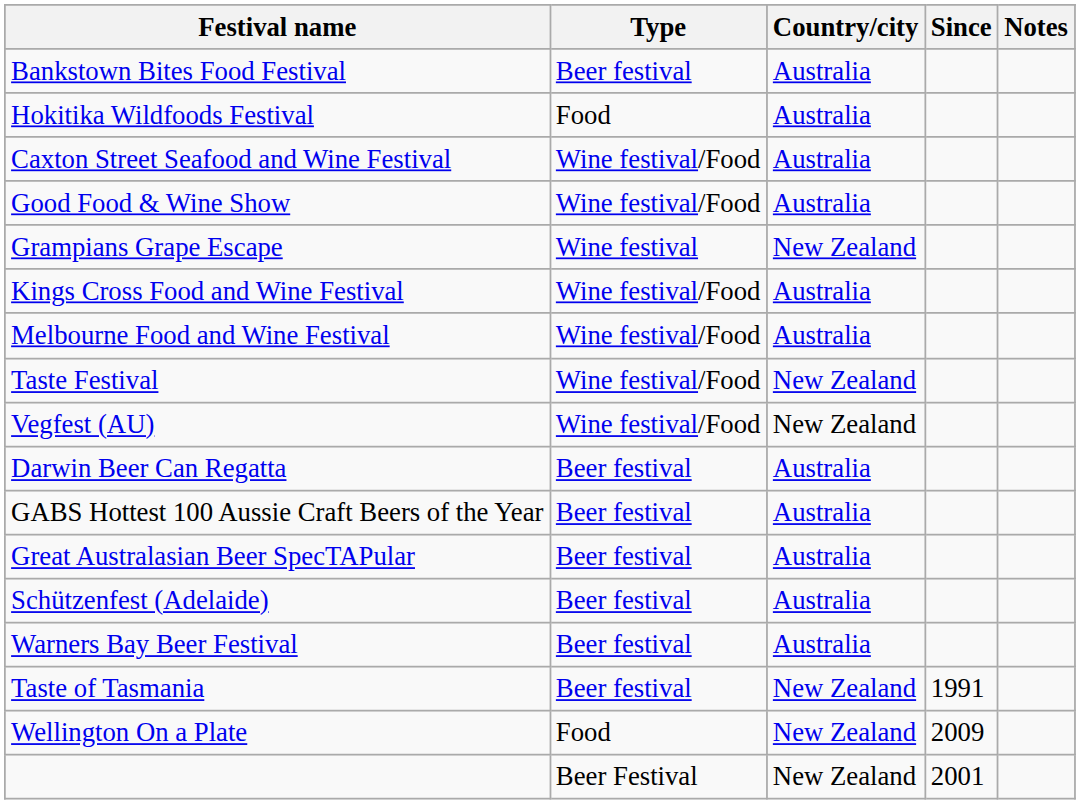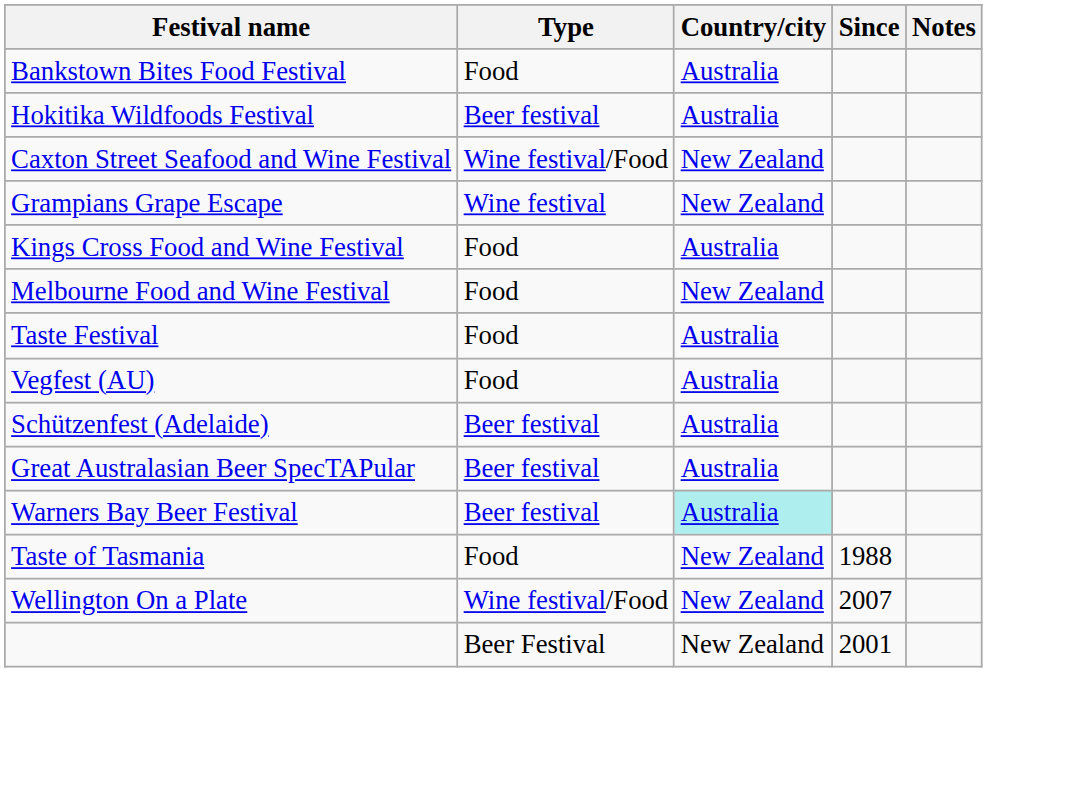(624, 70) Beer festival -> (491, 70) Food
(583, 114) Food -> (532, 114) Beer festival
(822, 159) Australia -> (752, 159) New Zealand
- row: (151, 203)
(658, 291) Wine festival/Food -> (491, 247) Food
(658, 335) Wine festival/Food -> (491, 291) Food
(822, 335) Australia -> (752, 291) New Zealand
(658, 379) Wine festival/Food -> (491, 335) Food
(844, 379) New Zealand -> (730, 335) Australia
(658, 423) Wine festival/Food -> (491, 379) Food
(844, 423) New Zealand -> (730, 379) Australia
- row: (149, 467)
- row: (277, 511)
rows swapped: (213, 556) <-> (140, 600)
(822, 644) no background -> (730, 511) paleturquoise background
(624, 688) Beer festival -> (491, 556) Food
(958, 688) 1991 -> (865, 556) 1988
(583, 732) Food -> (566, 600) Wine festival/Food
(958, 732) 2009 -> (865, 600) 2007
